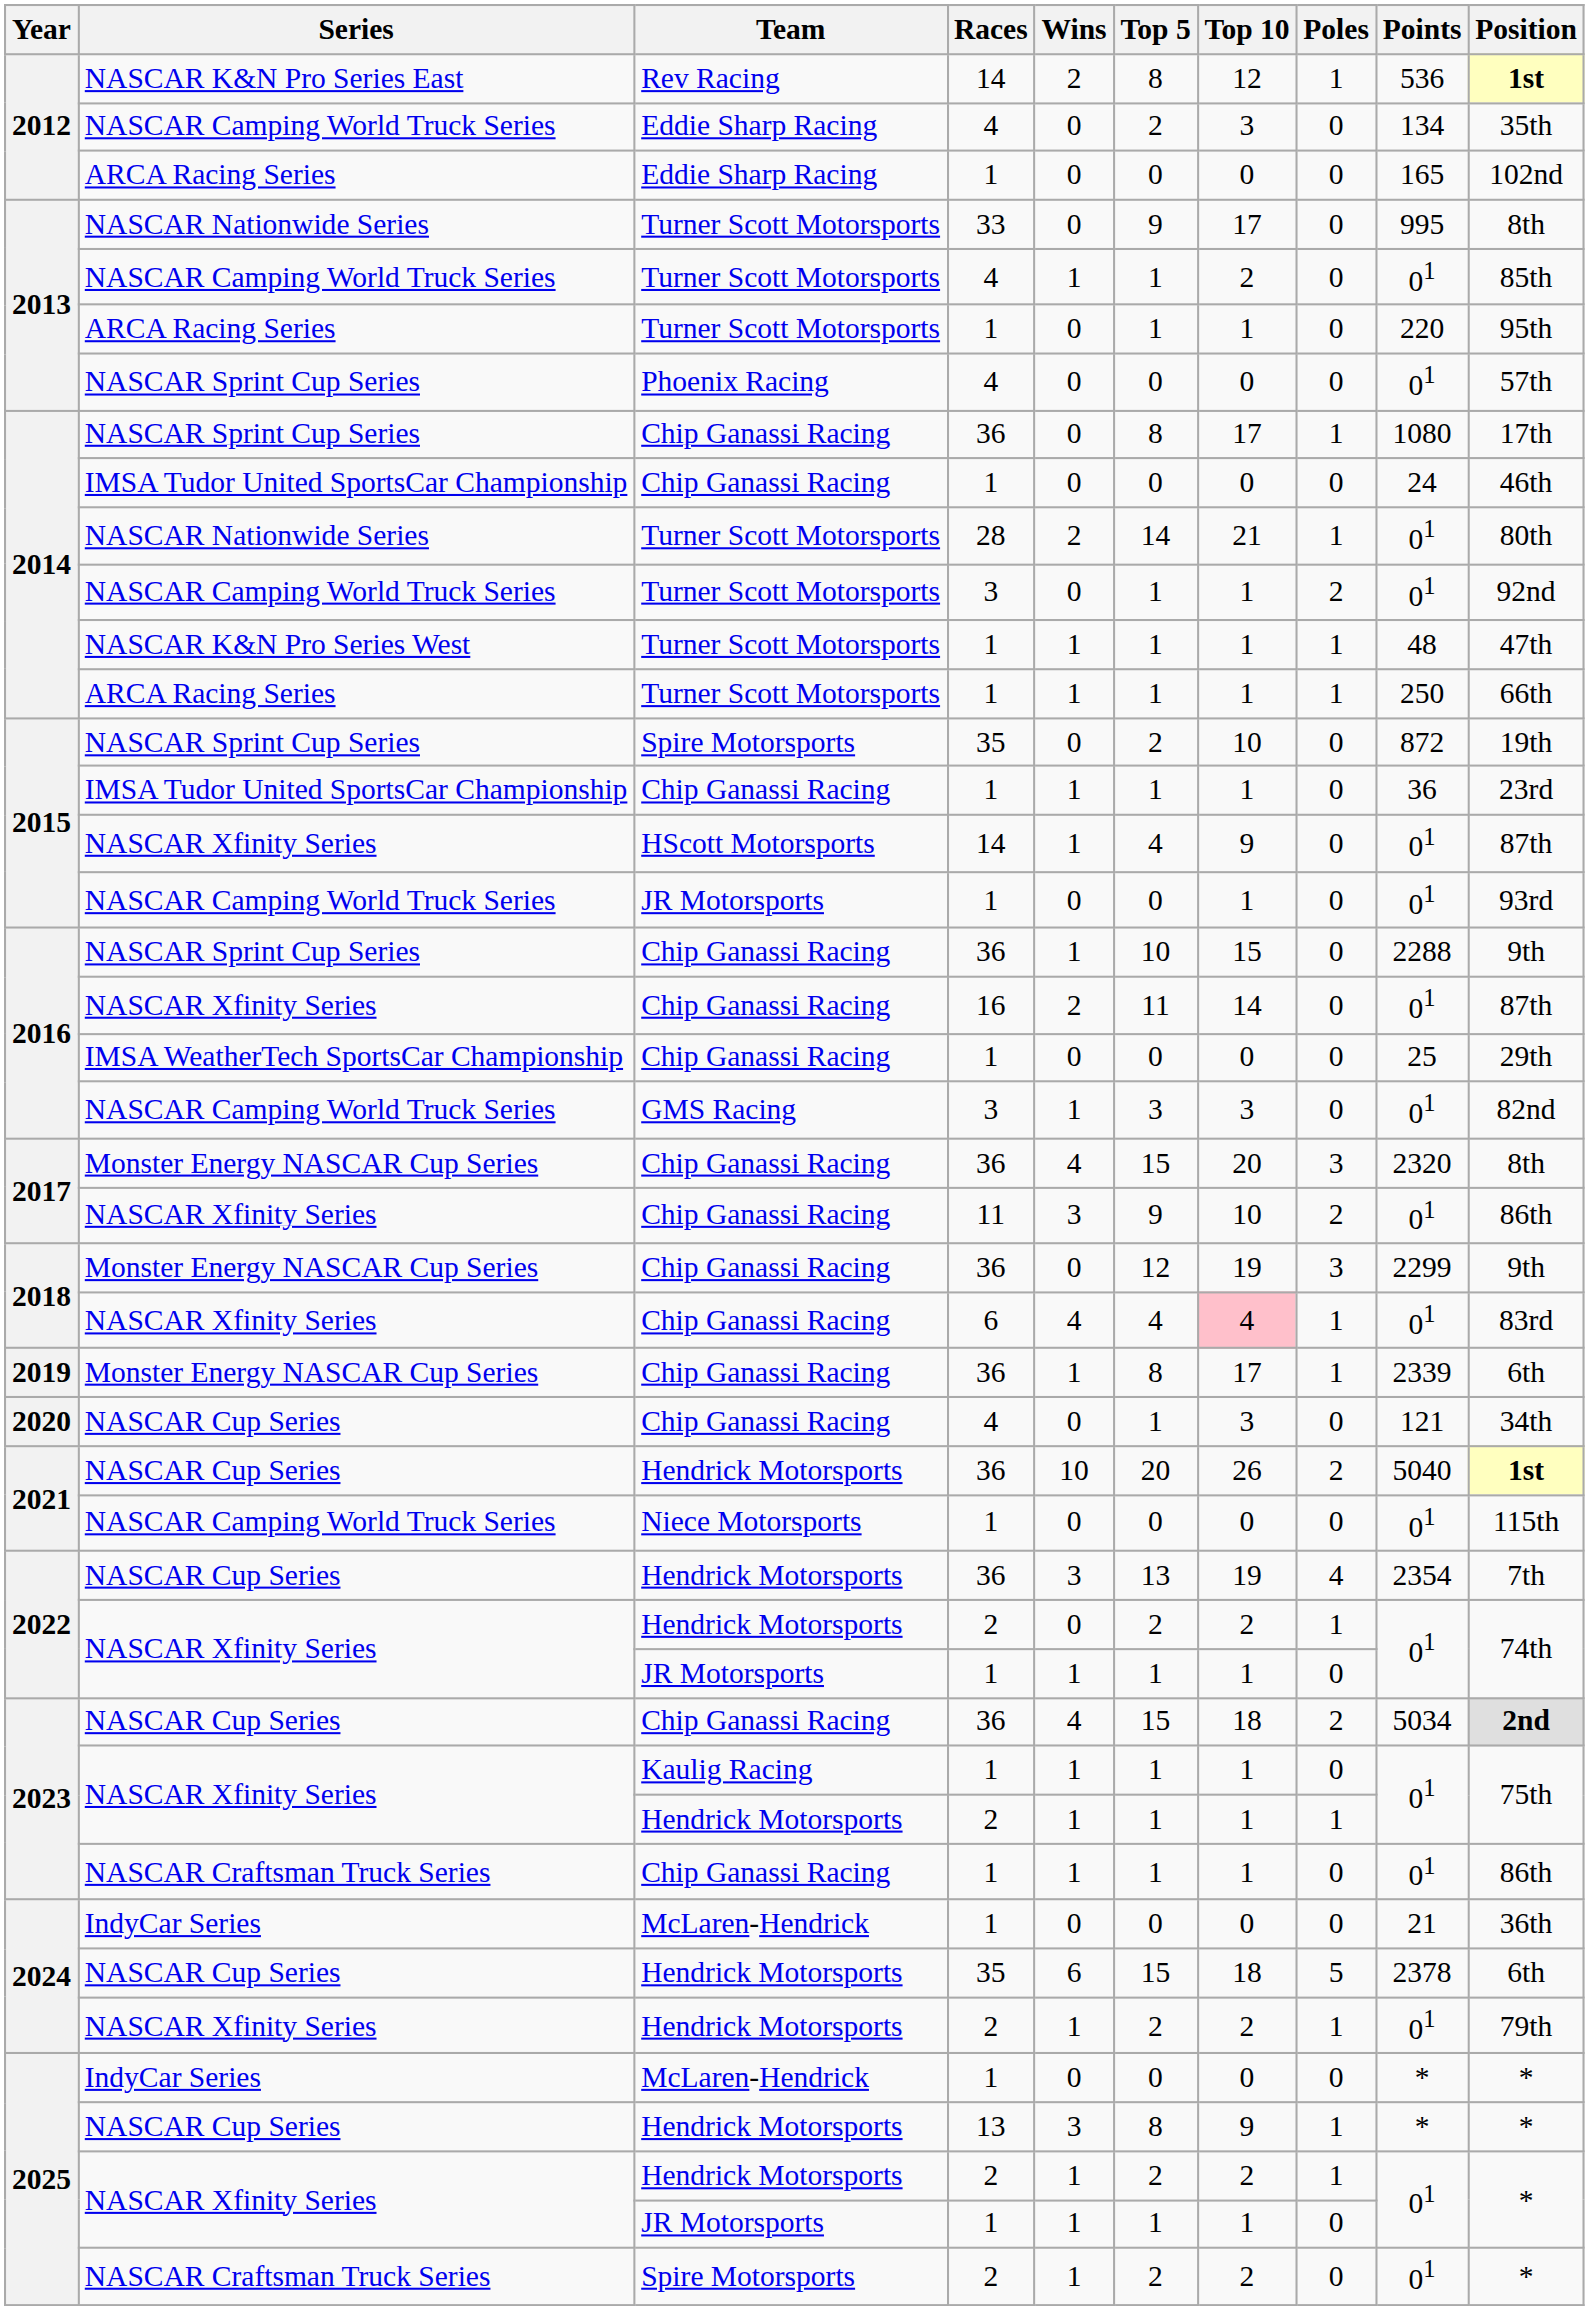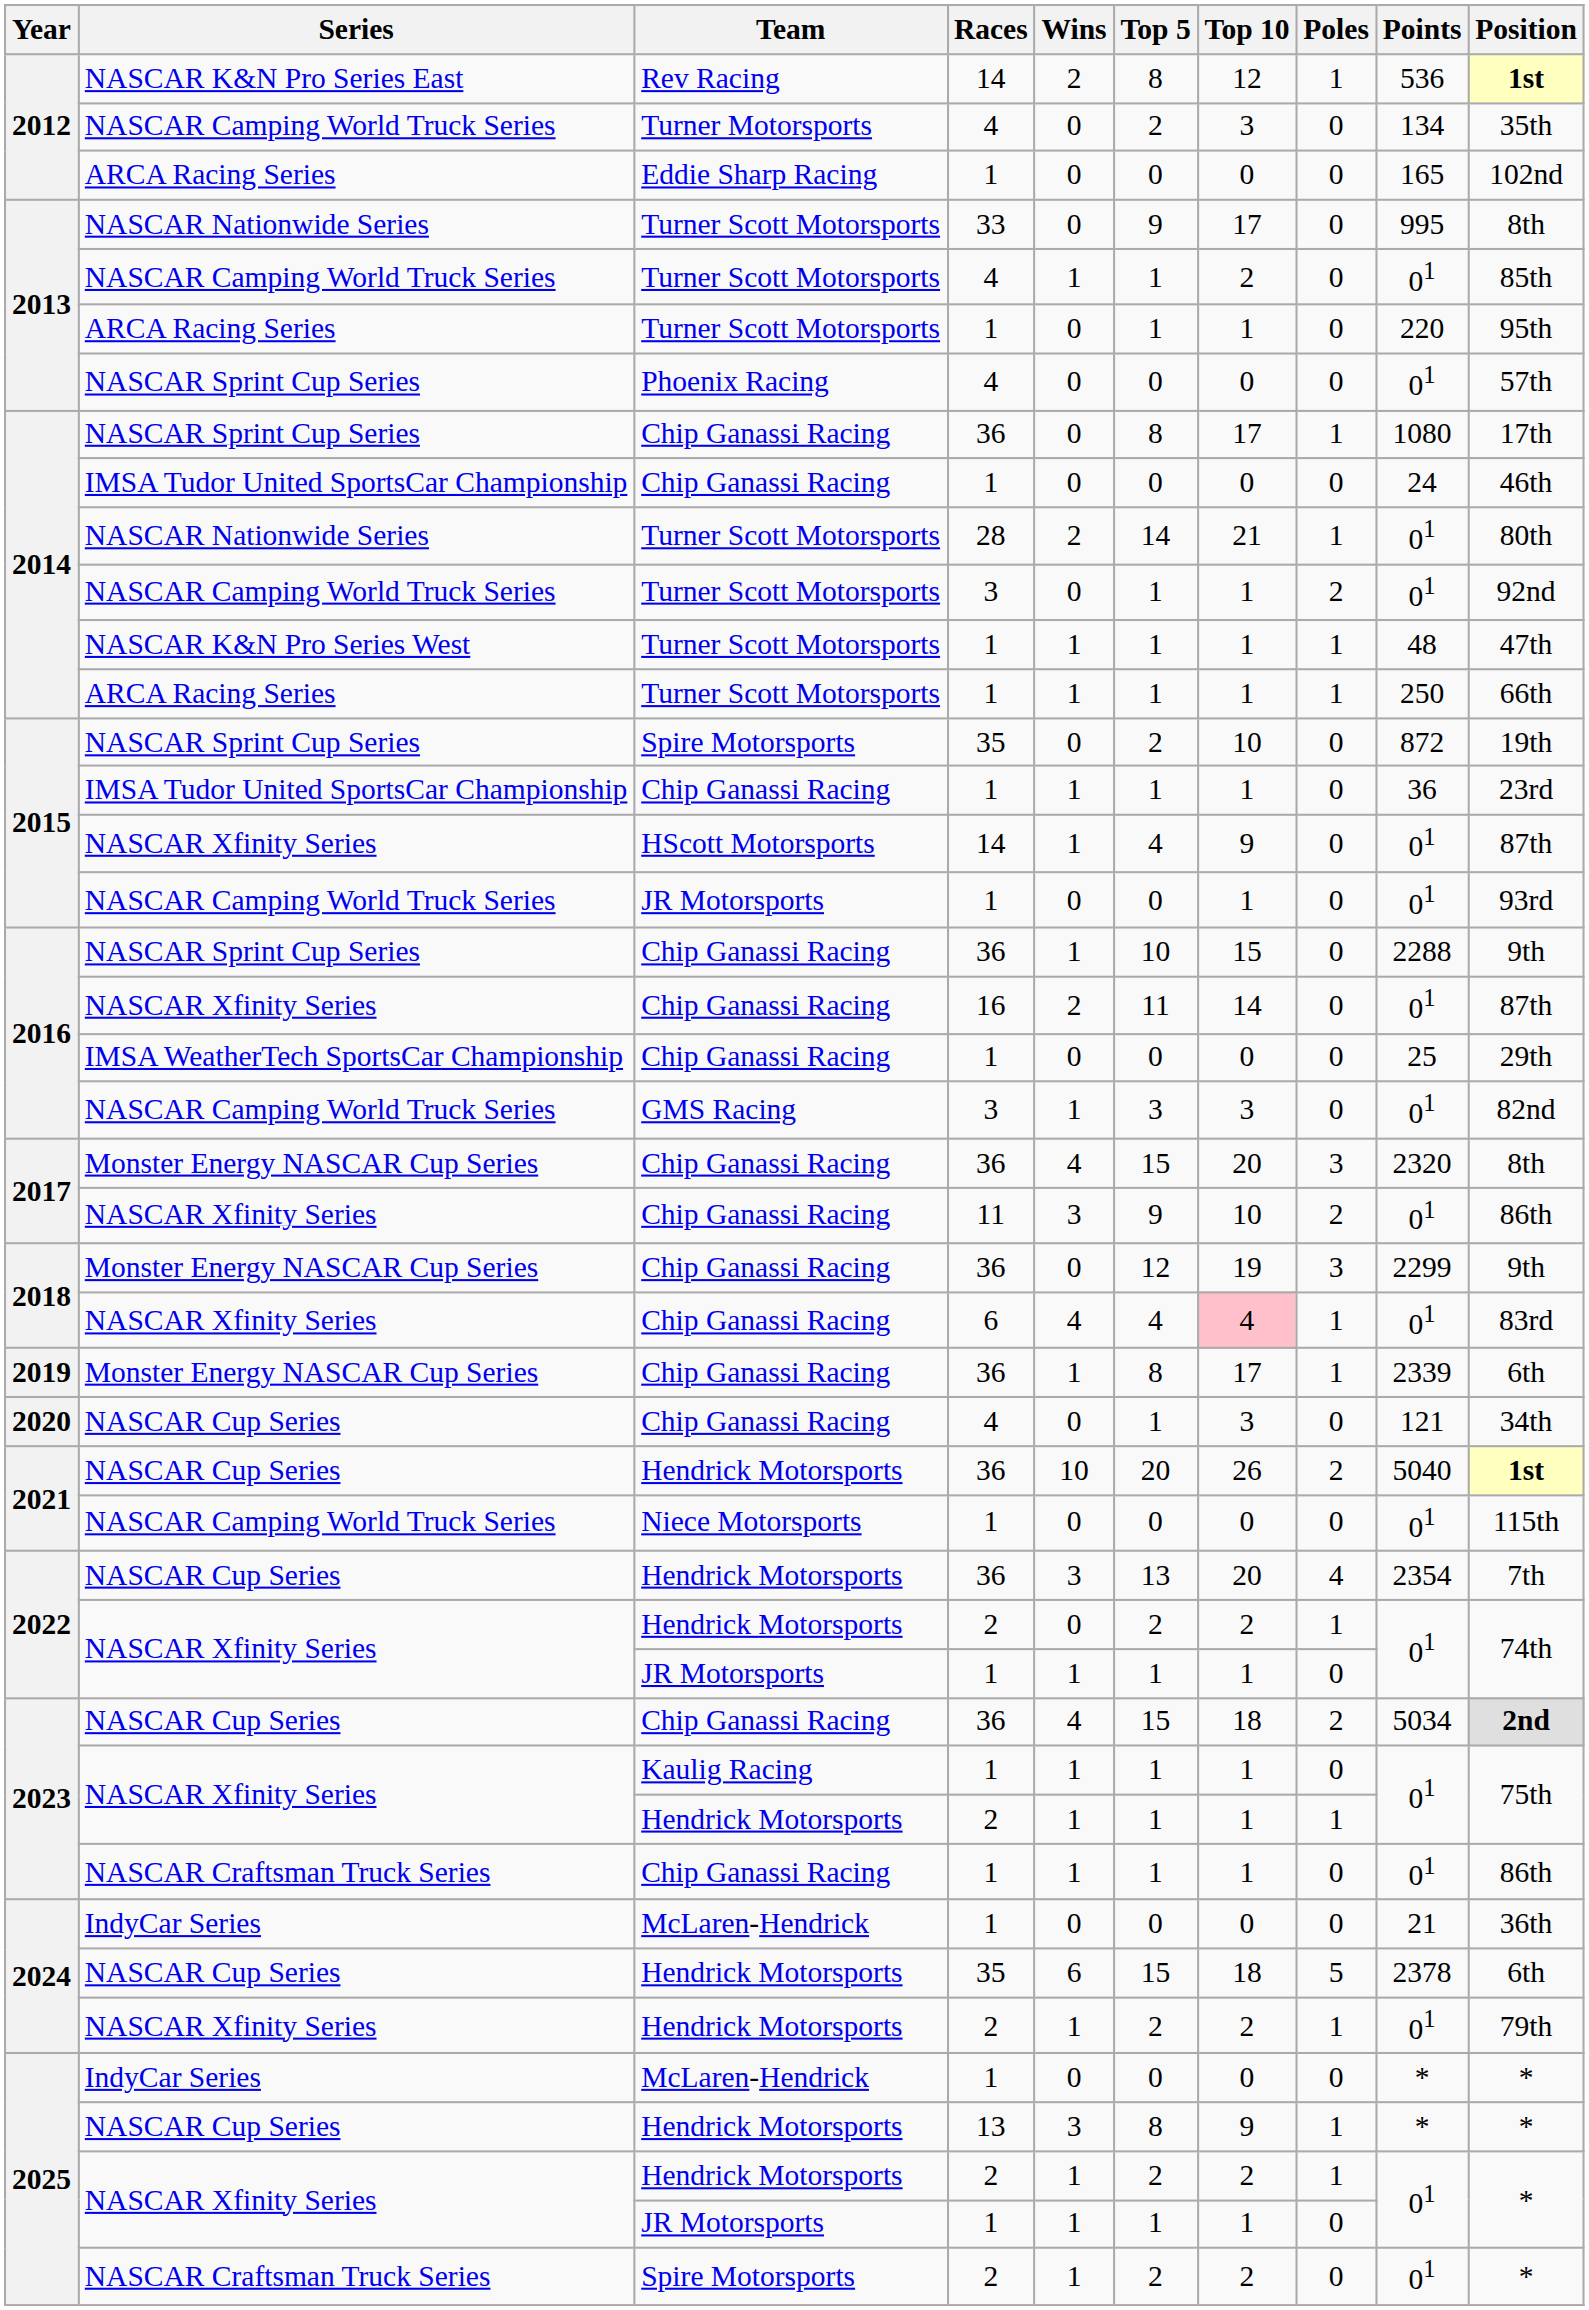(759, 126) Eddie Sharp Racing -> (757, 126) Turner Motorsports
(1247, 1575) 19 -> (1247, 1575) 20
